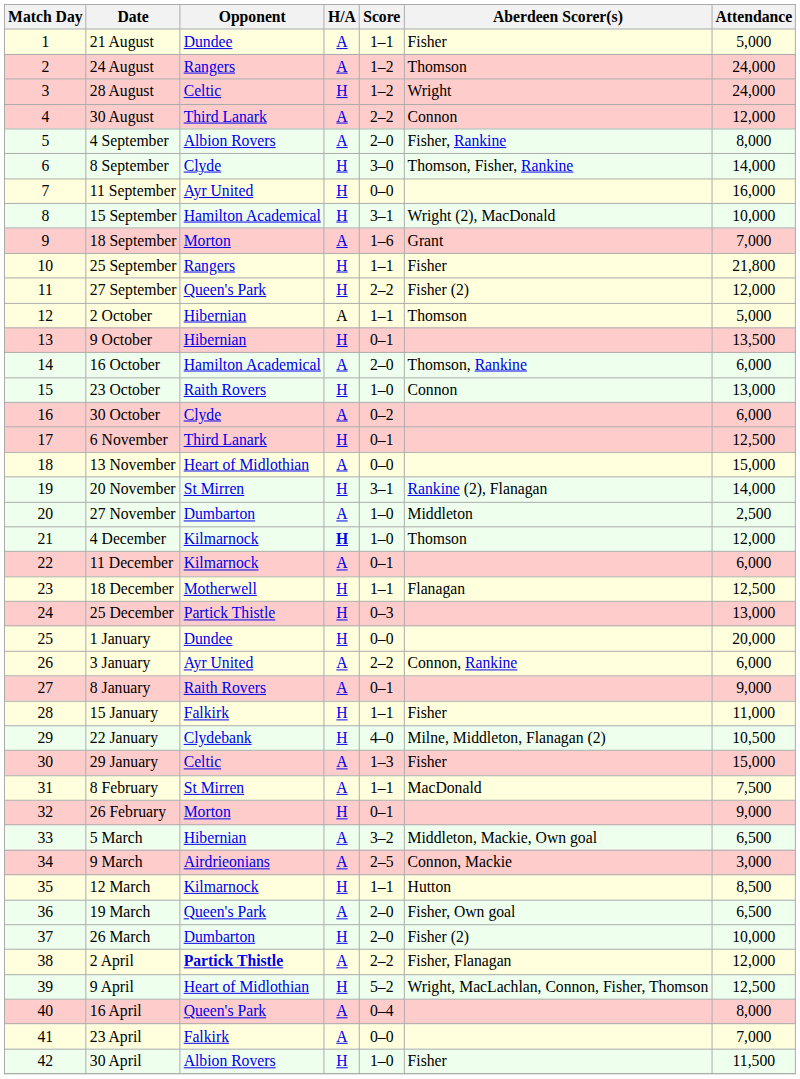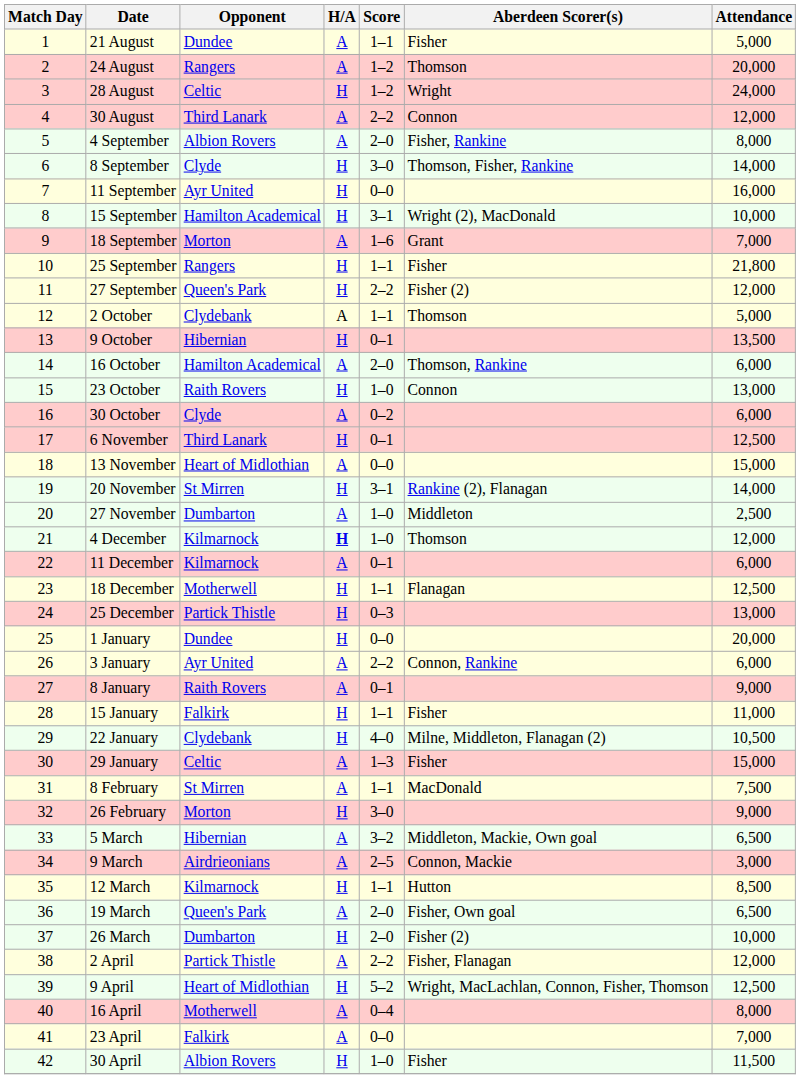(754, 66) 24,000 -> (754, 66) 20,000
(215, 315) Hibernian -> (218, 315) Clydebank
(382, 812) 0–1 -> (382, 812) 3–0
(233, 961) bold -> (229, 961) normal
(225, 1011) Queen's Park -> (220, 1011) Motherwell
